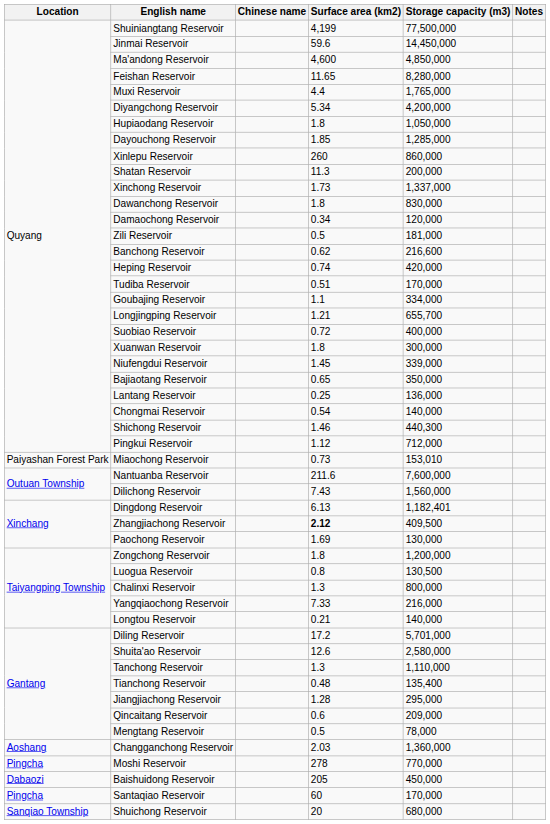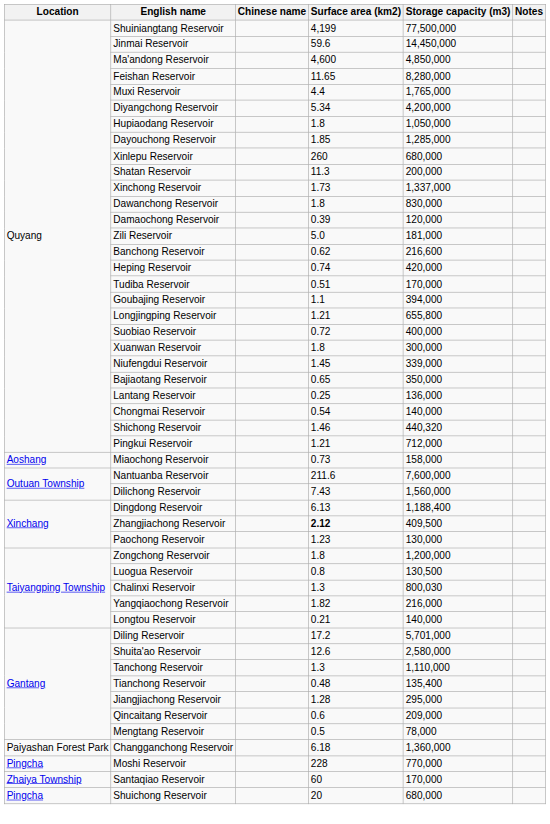(424, 156) 860,000 -> (424, 156) 680,000
(321, 220) 0.34 -> (321, 220) 0.39
(318, 236) 0.5 -> (318, 236) 5.0
(424, 300) 334,000 -> (424, 300) 394,000
(424, 316) 655,700 -> (424, 316) 655,800
(424, 428) 440,300 -> (424, 428) 440,320
(321, 444) 1.12 -> (321, 444) 1.21
(58, 460) Paiyashan Forest Park -> (27, 460) Aoshang
(424, 460) 153,010 -> (424, 460) 158,000
(428, 508) 1,182,401 -> (428, 508) 1,188,400
(321, 540) 1.69 -> (321, 540) 1.23
(424, 587) 800,000 -> (424, 587) 800,030
(321, 603) 7.33 -> (321, 603) 1.82
(27, 747) Aoshang -> (58, 747) Paiyashan Forest Park
(321, 747) 2.03 -> (321, 747) 6.18
(319, 763) 278 -> (319, 763) 228
- row: (164, 779)
(25, 795) Pingcha -> (44, 779) Zhaiya Township
(47, 811) Sanqiao Township -> (25, 795) Pingcha
